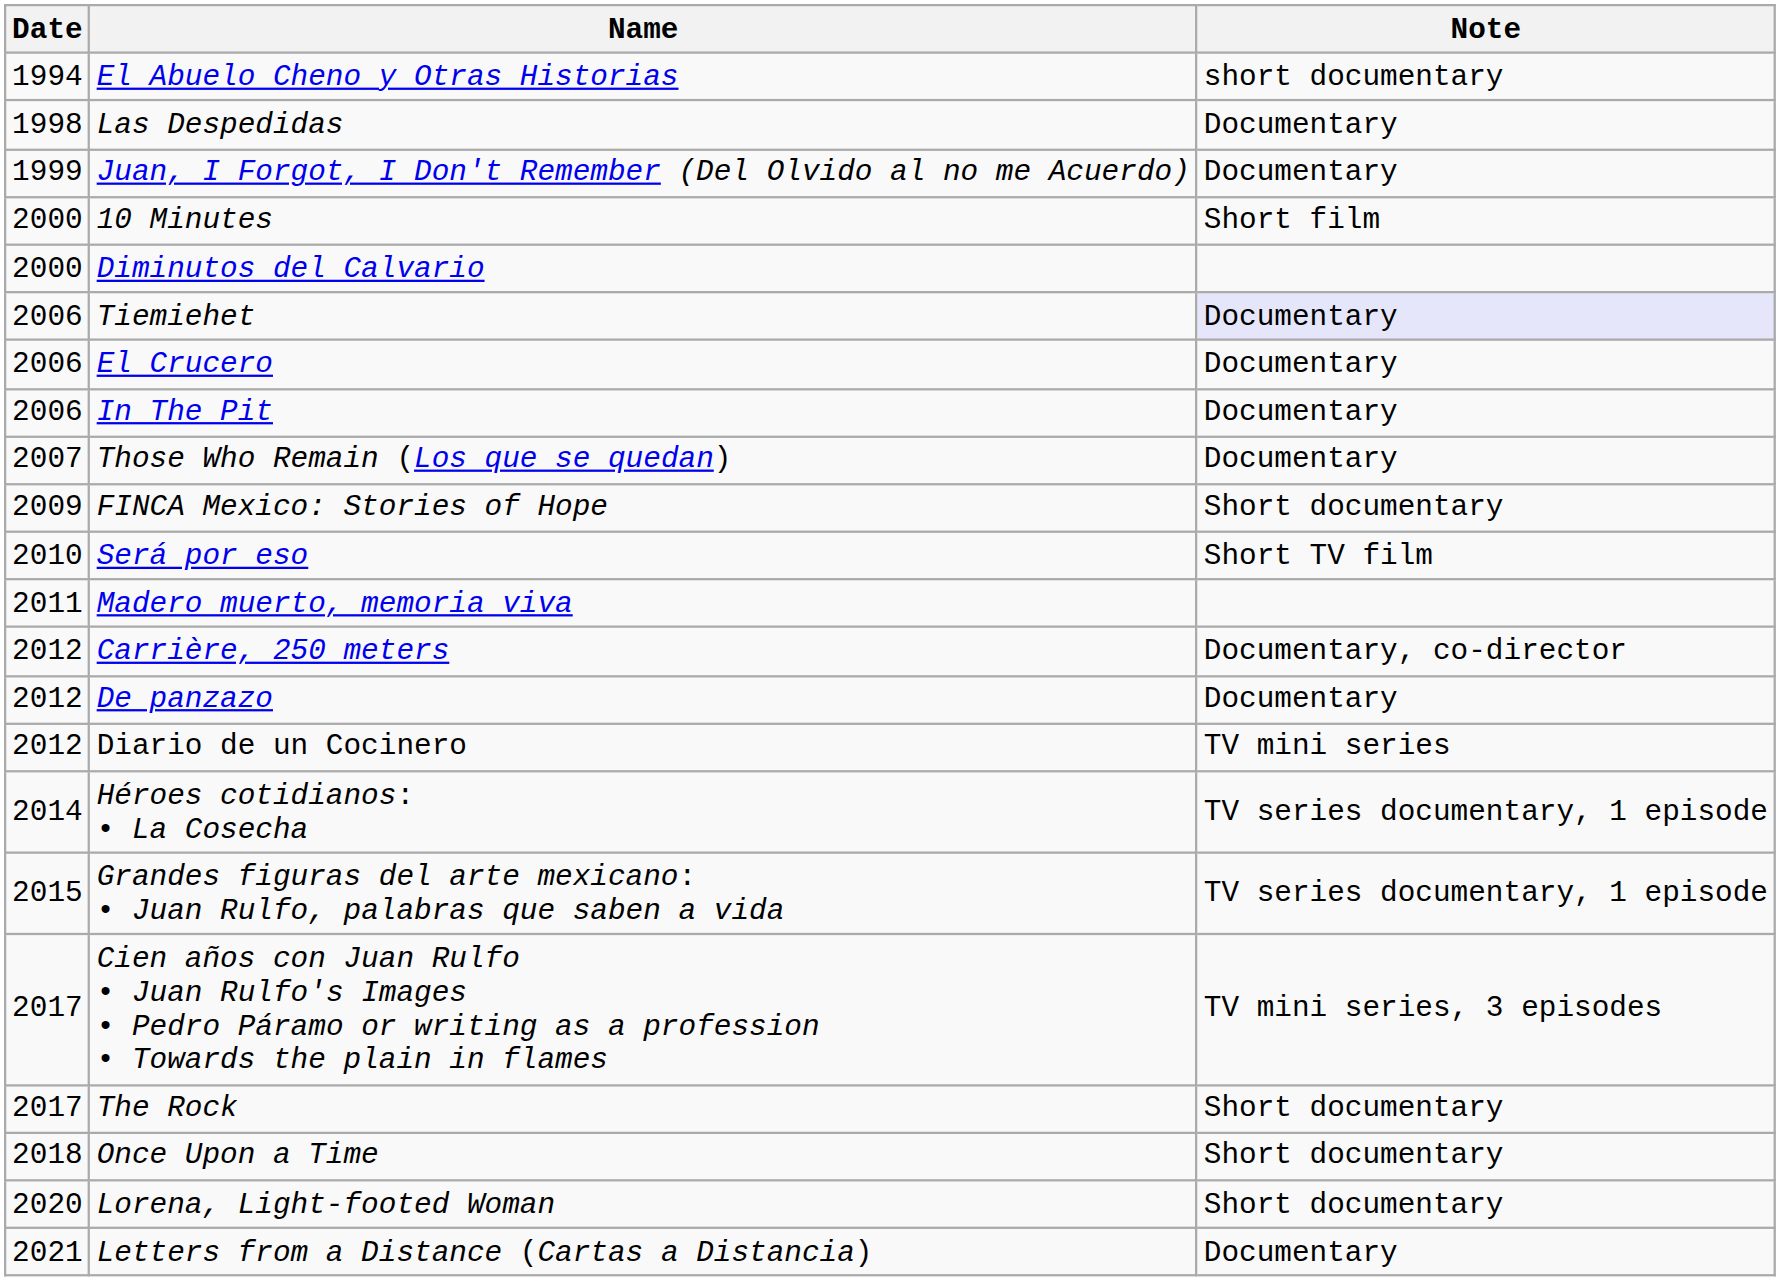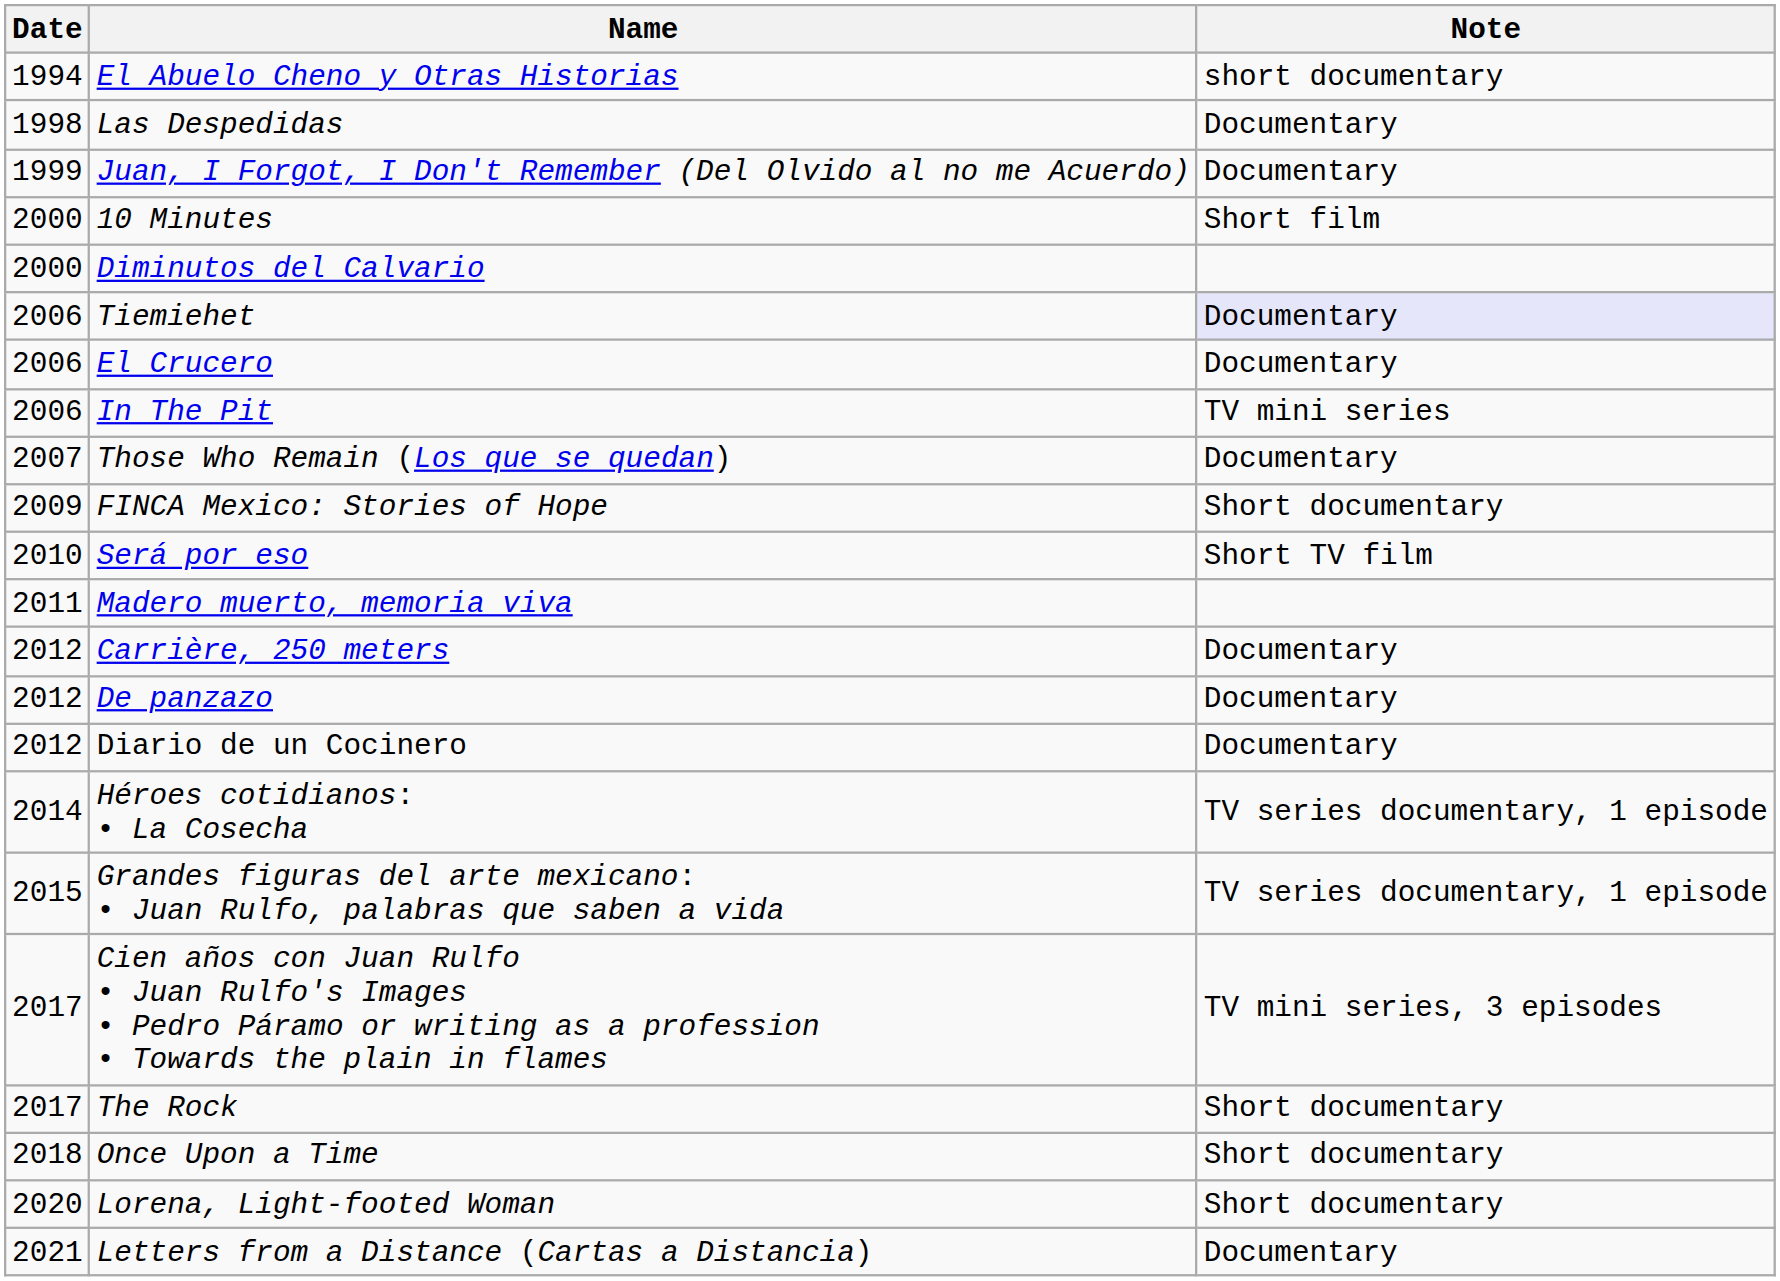(1301, 412) Documentary -> (1327, 412) TV mini series
(1415, 652) Documentary, co-director -> (1301, 652) Documentary
(1327, 747) TV mini series -> (1301, 747) Documentary
